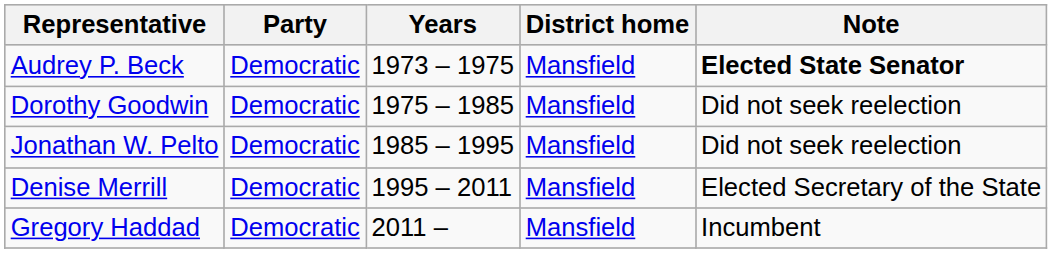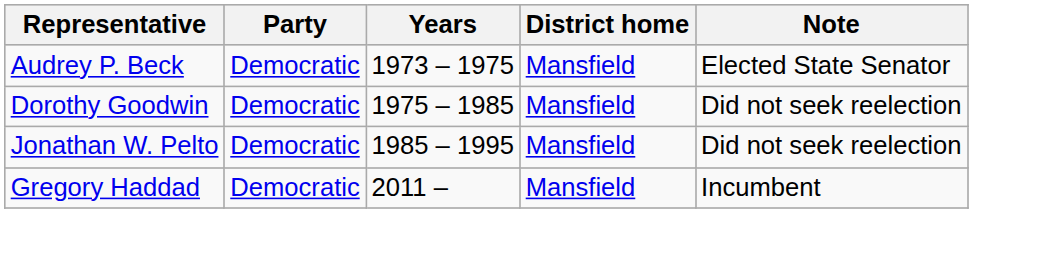(833, 65) bold -> (826, 65) normal
- row: (89, 187)
